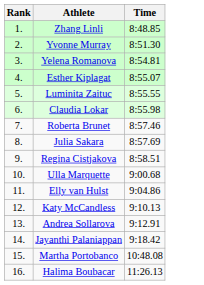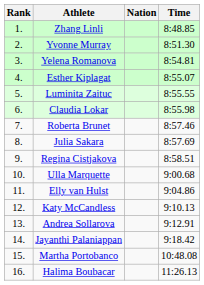+ column: (142, 12)
